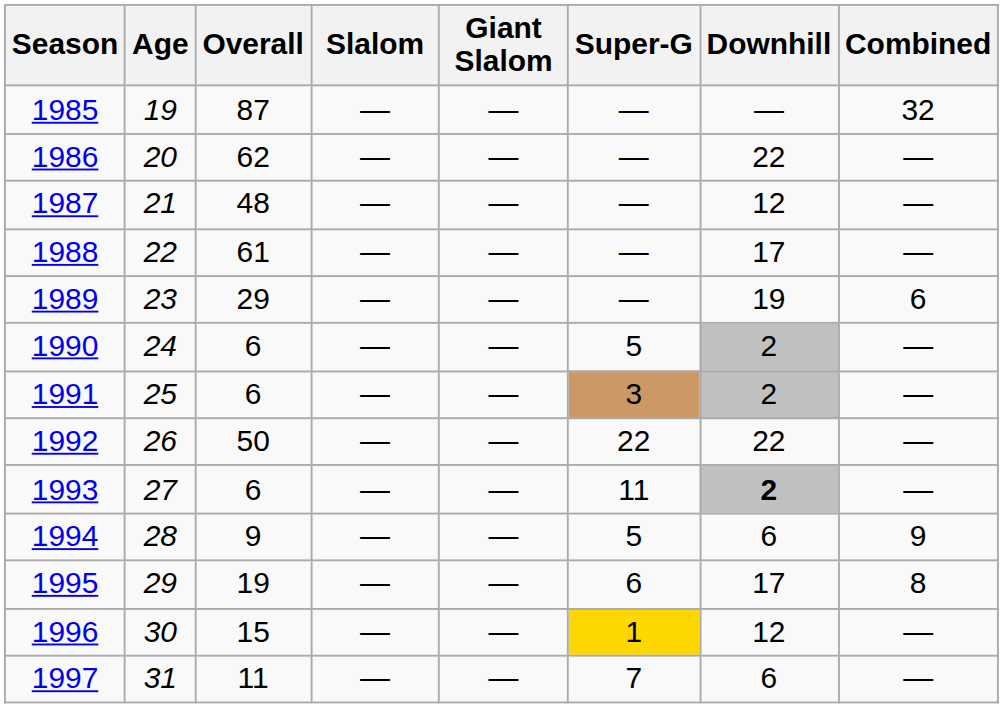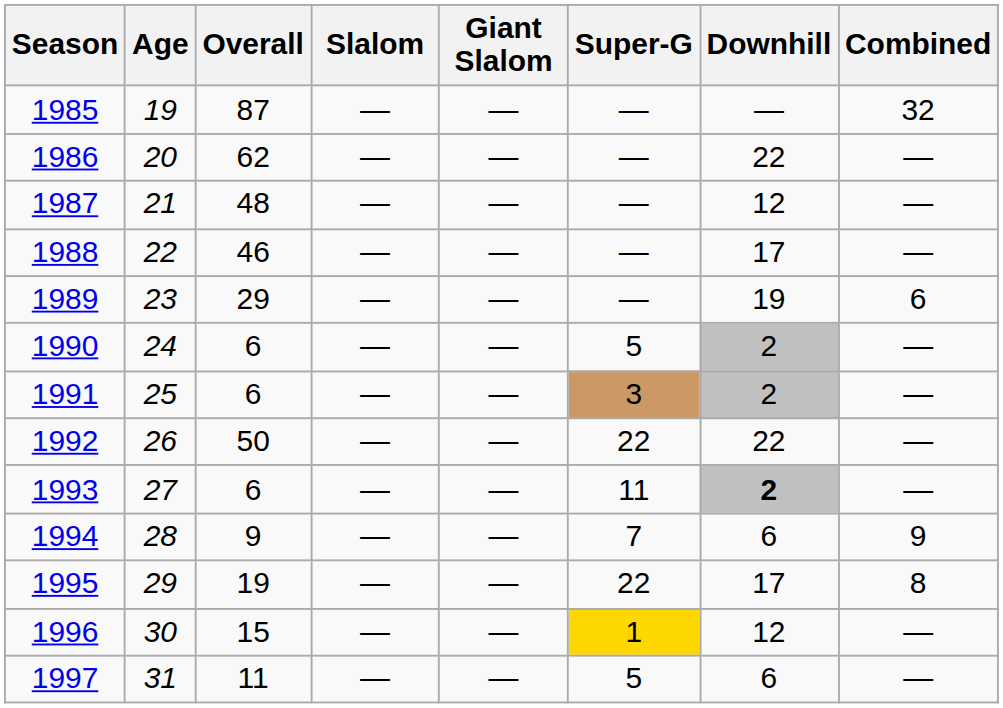(253, 251) 61 -> (253, 251) 46
(634, 536) 5 -> (634, 536) 7
(634, 583) 6 -> (634, 583) 22
(634, 678) 7 -> (634, 678) 5
